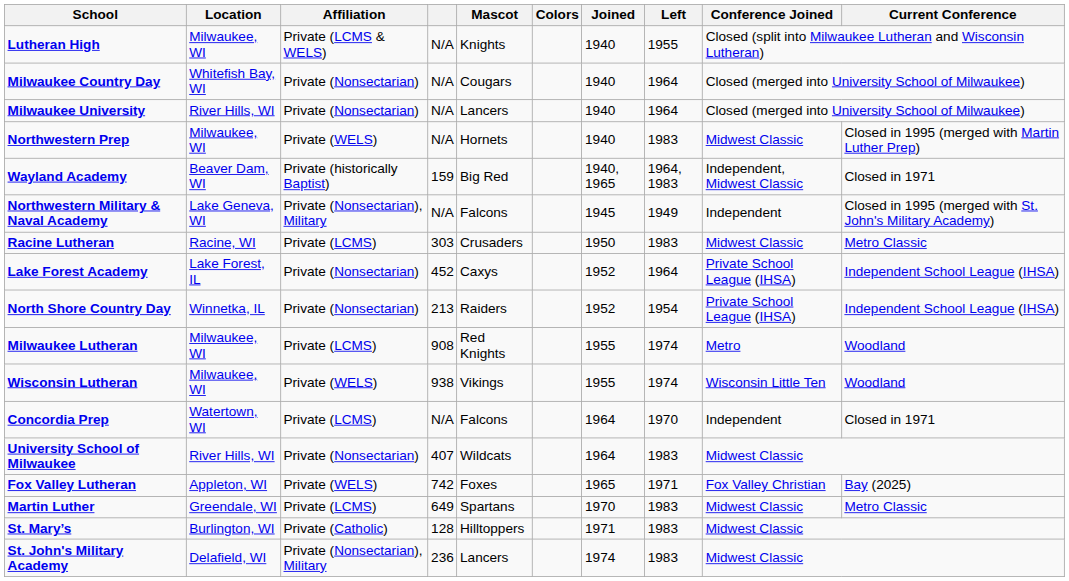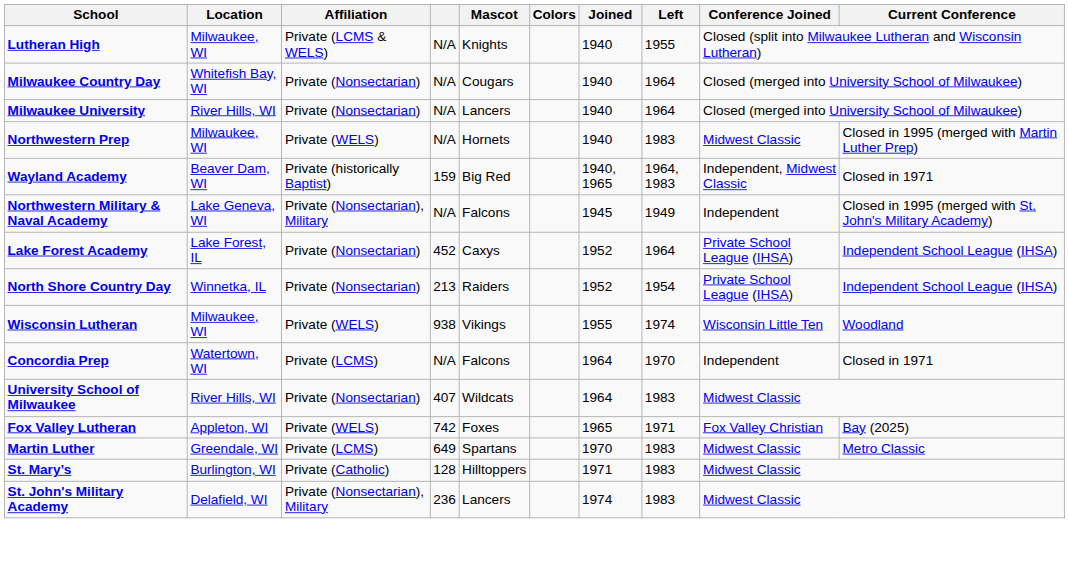- row: (61, 242)
- row: (73, 345)
